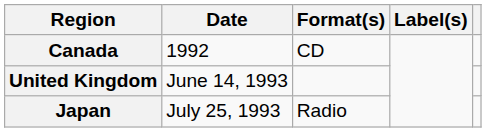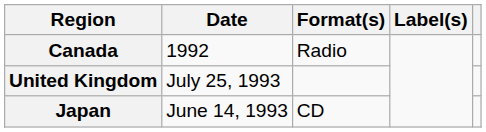(311, 50) CD -> (322, 50) Radio
(227, 80) June 14, 1993 -> (223, 80) July 25, 1993
(223, 111) July 25, 1993 -> (227, 111) June 14, 1993
(322, 111) Radio -> (311, 111) CD
